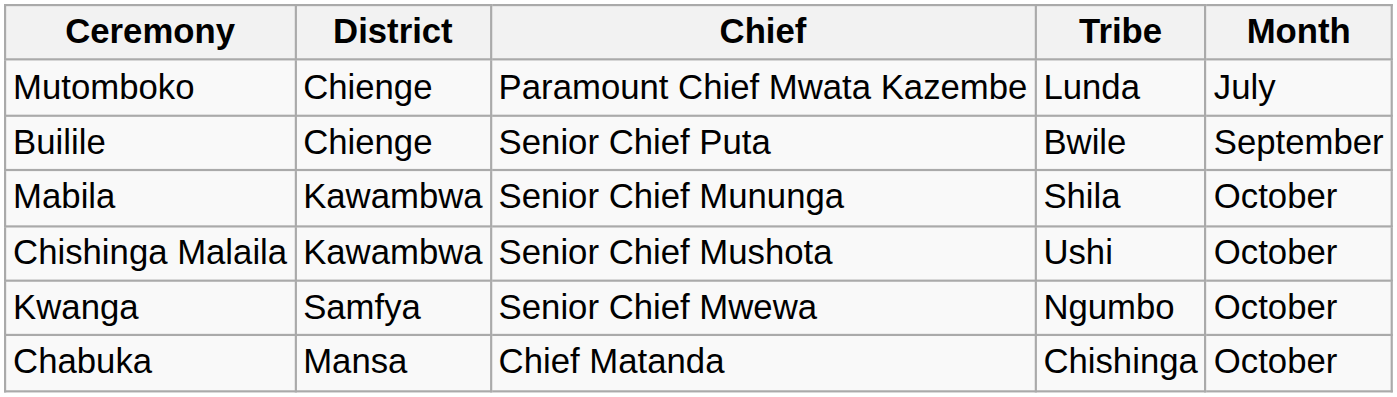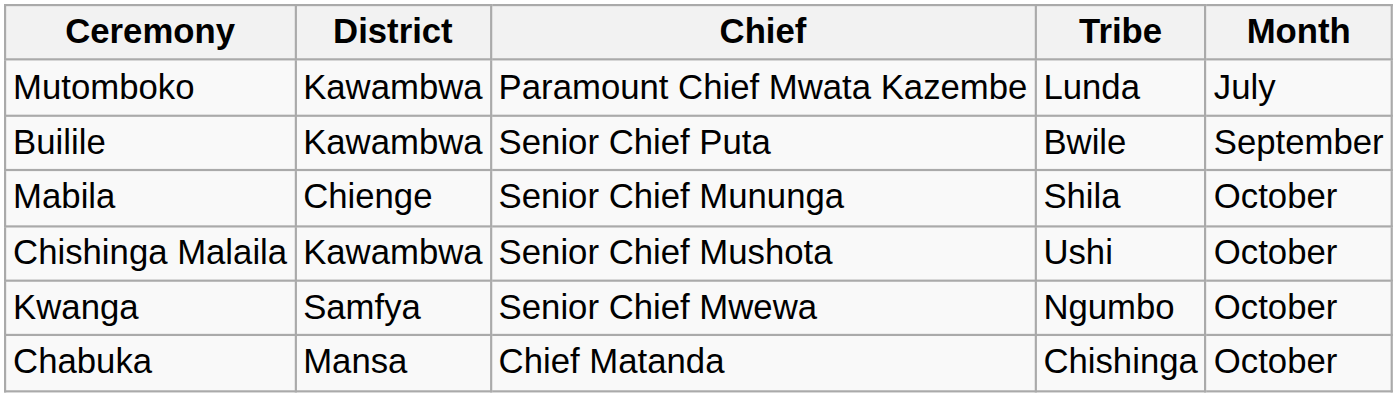(368, 87) Chienge -> (393, 87) Kawambwa
(368, 142) Chienge -> (393, 142) Kawambwa
(393, 197) Kawambwa -> (368, 197) Chienge
